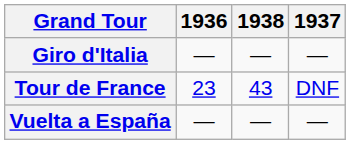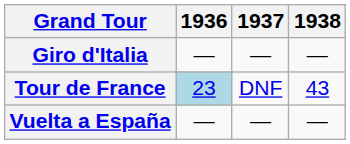columns swapped: (317, 21) <-> (261, 21)
(204, 88) no background -> (204, 88) lightblue background
